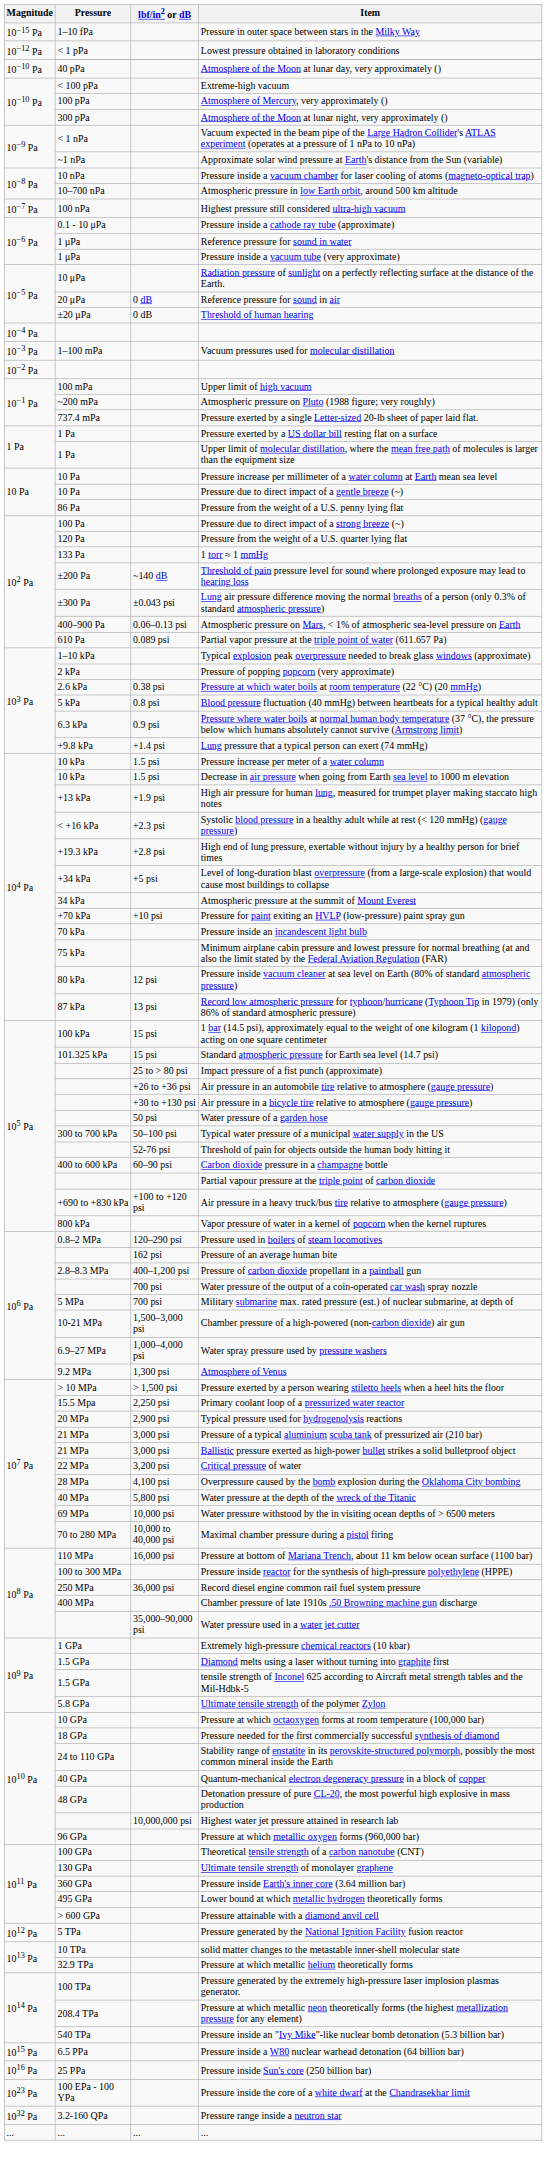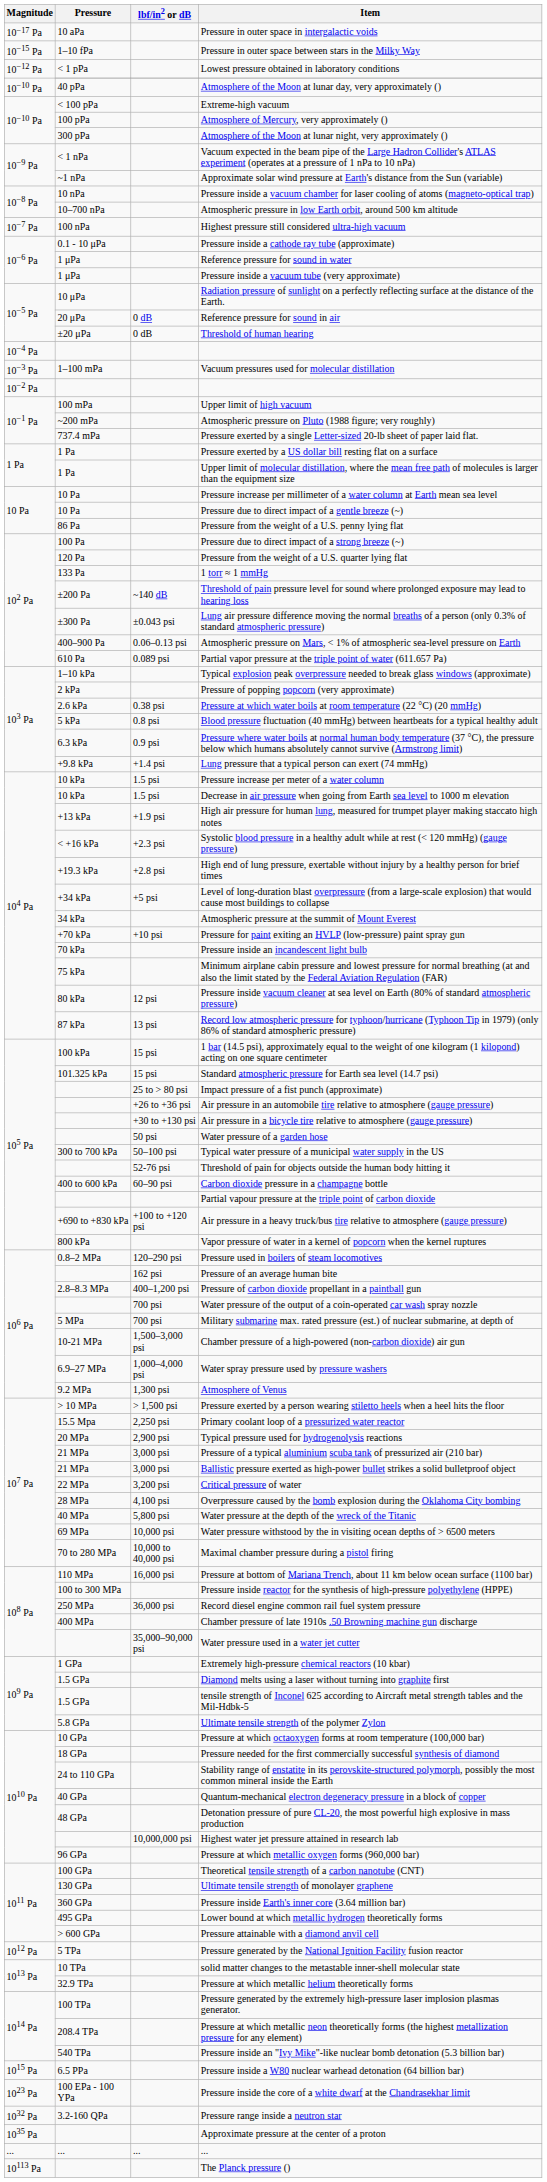+ row: (24, 32)
- row: (22, 2070)
+ row: (22, 2134)
+ row: (24, 2168)
